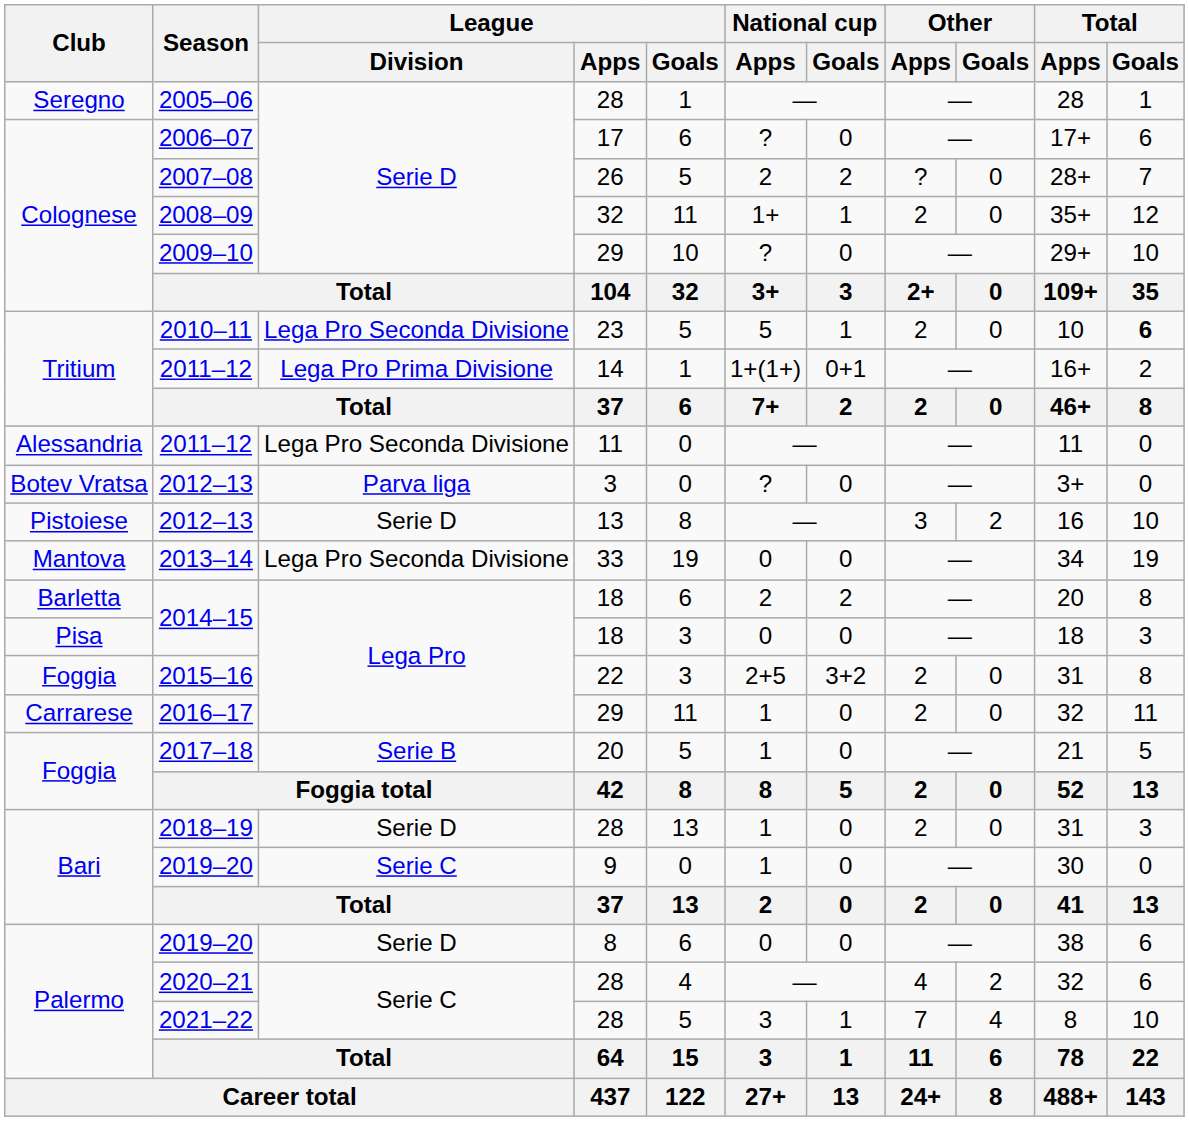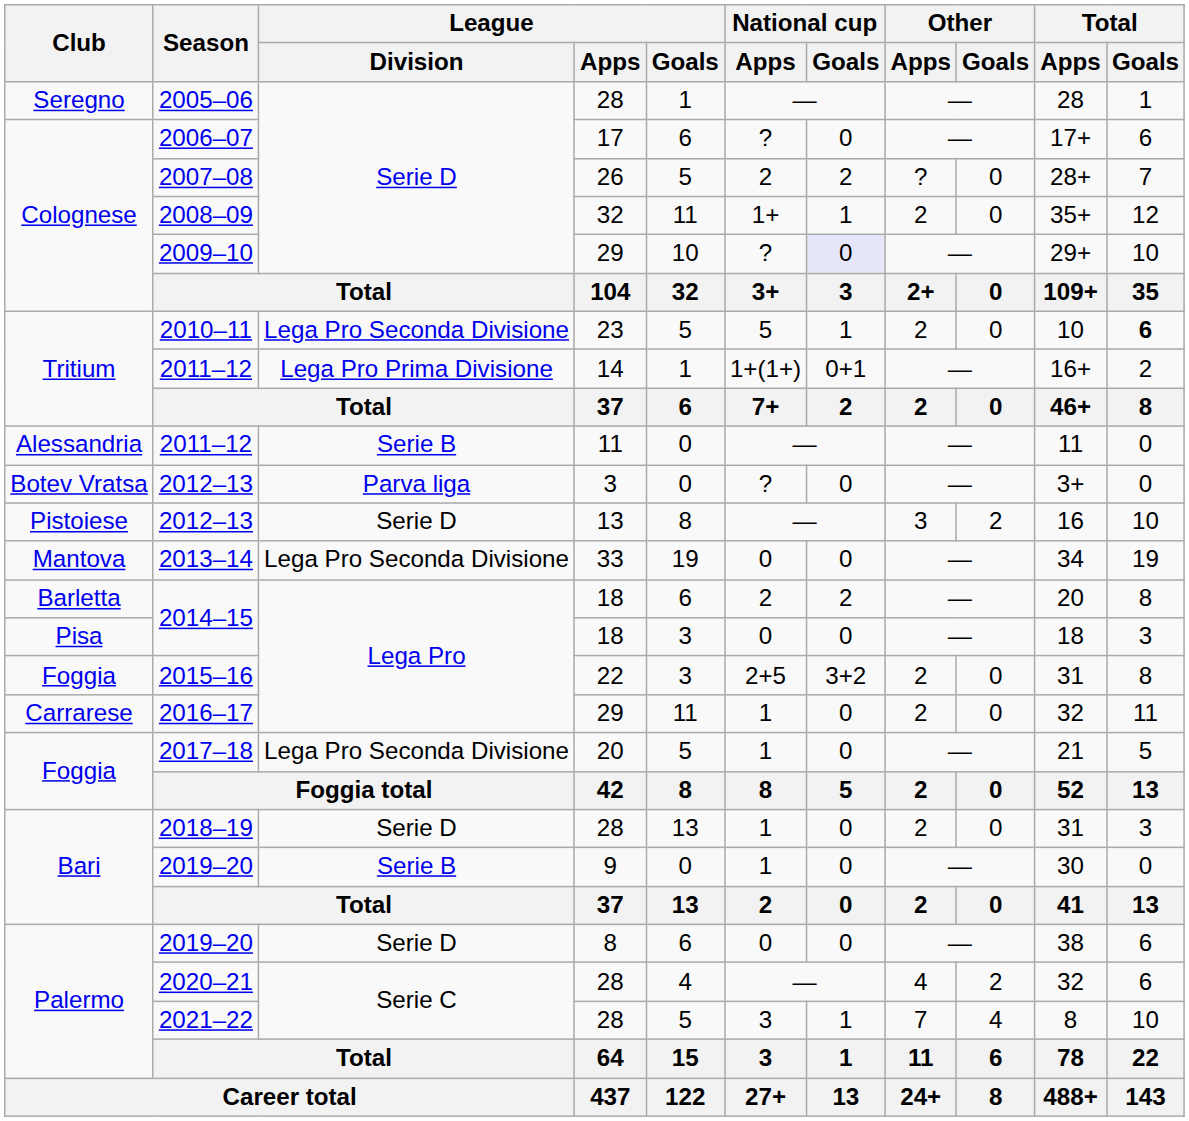(846, 253) no background -> (846, 253) lavender background
(417, 445) Lega Pro Seconda Divisione -> (417, 445) Serie B
(417, 751) Serie B -> (417, 751) Lega Pro Seconda Divisione
(417, 866) Serie C -> (417, 866) Serie B
